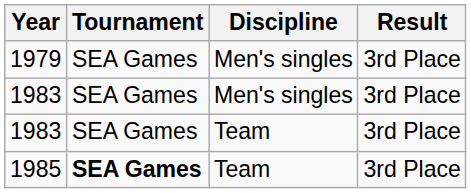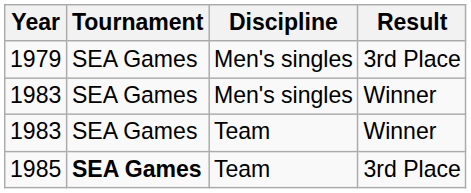(412, 95) 3rd Place -> (400, 95) Winner
(412, 132) 3rd Place -> (400, 132) Winner
